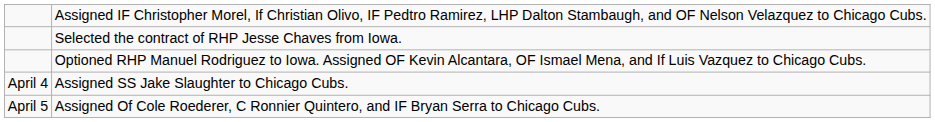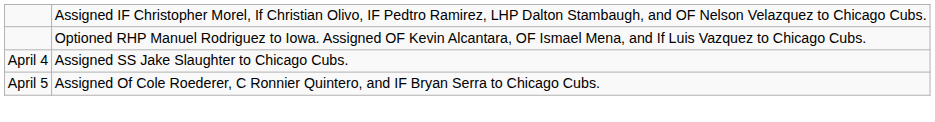- row: (228, 38)
